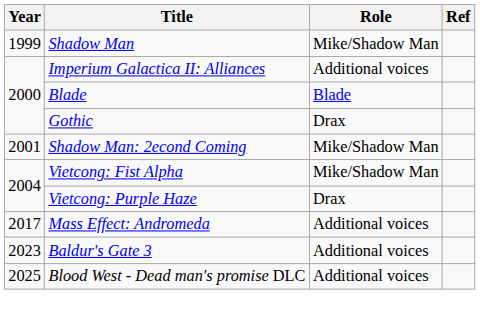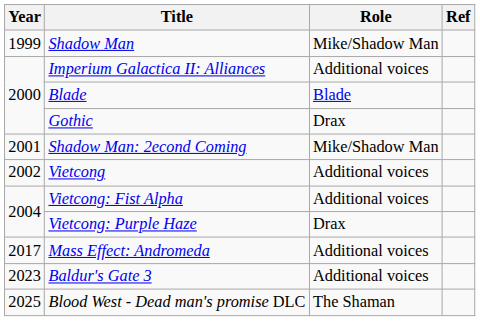+ row: (77, 172)
(376, 172) Mike/Shadow Man -> (371, 198) Additional voices
(371, 276) Additional voices -> (354, 302) The Shaman
